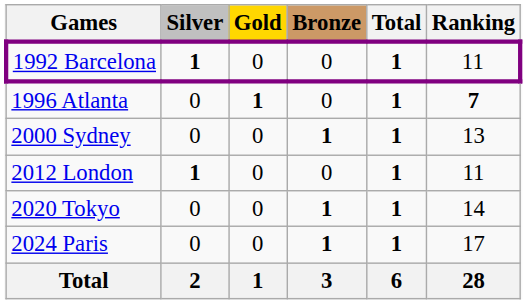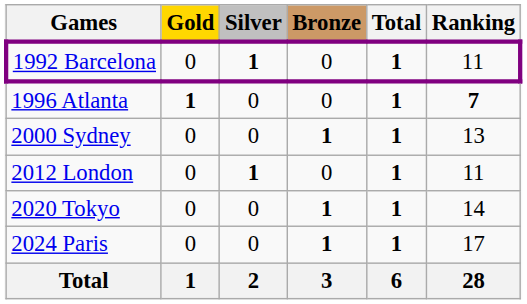columns swapped: (258, 22) <-> (195, 22)
